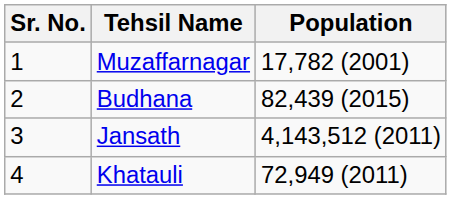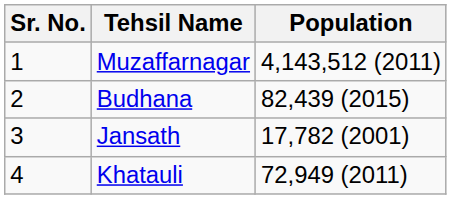(335, 61) 17,782 (2001) -> (351, 61) 4,143,512 (2011)
(351, 136) 4,143,512 (2011) -> (335, 136) 17,782 (2001)
